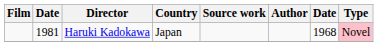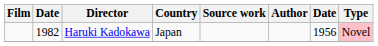(47, 32) 1981 -> (47, 32) 1982
(325, 32) 1968 -> (325, 32) 1956
